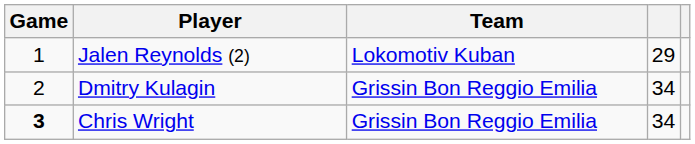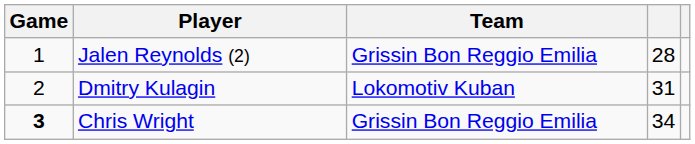(433, 54) Lokomotiv Kuban -> (474, 54) Grissin Bon Reggio Emilia
(664, 54) 29 -> (664, 54) 28
(474, 88) Grissin Bon Reggio Emilia -> (433, 88) Lokomotiv Kuban
(664, 88) 34 -> (664, 88) 31
